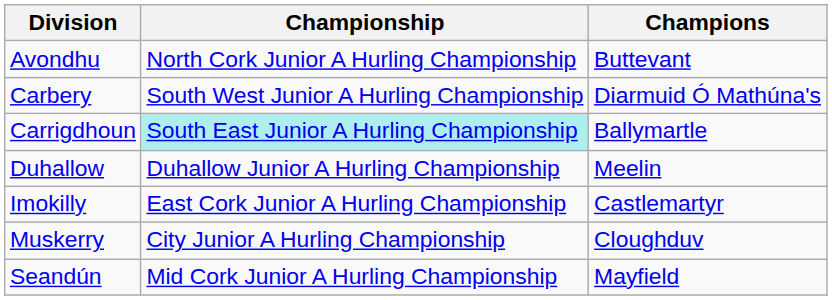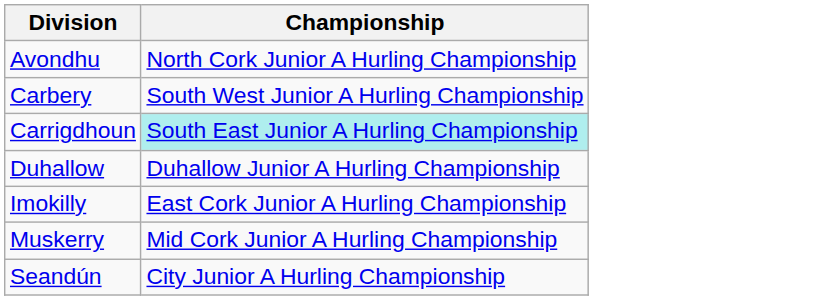- column: (708, 22)
(326, 240) City Junior A Hurling Championship -> (352, 240) Mid Cork Junior A Hurling Championship
(352, 276) Mid Cork Junior A Hurling Championship -> (326, 276) City Junior A Hurling Championship
